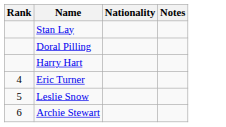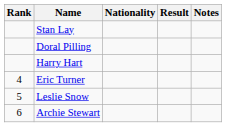+ column: (174, 12)
